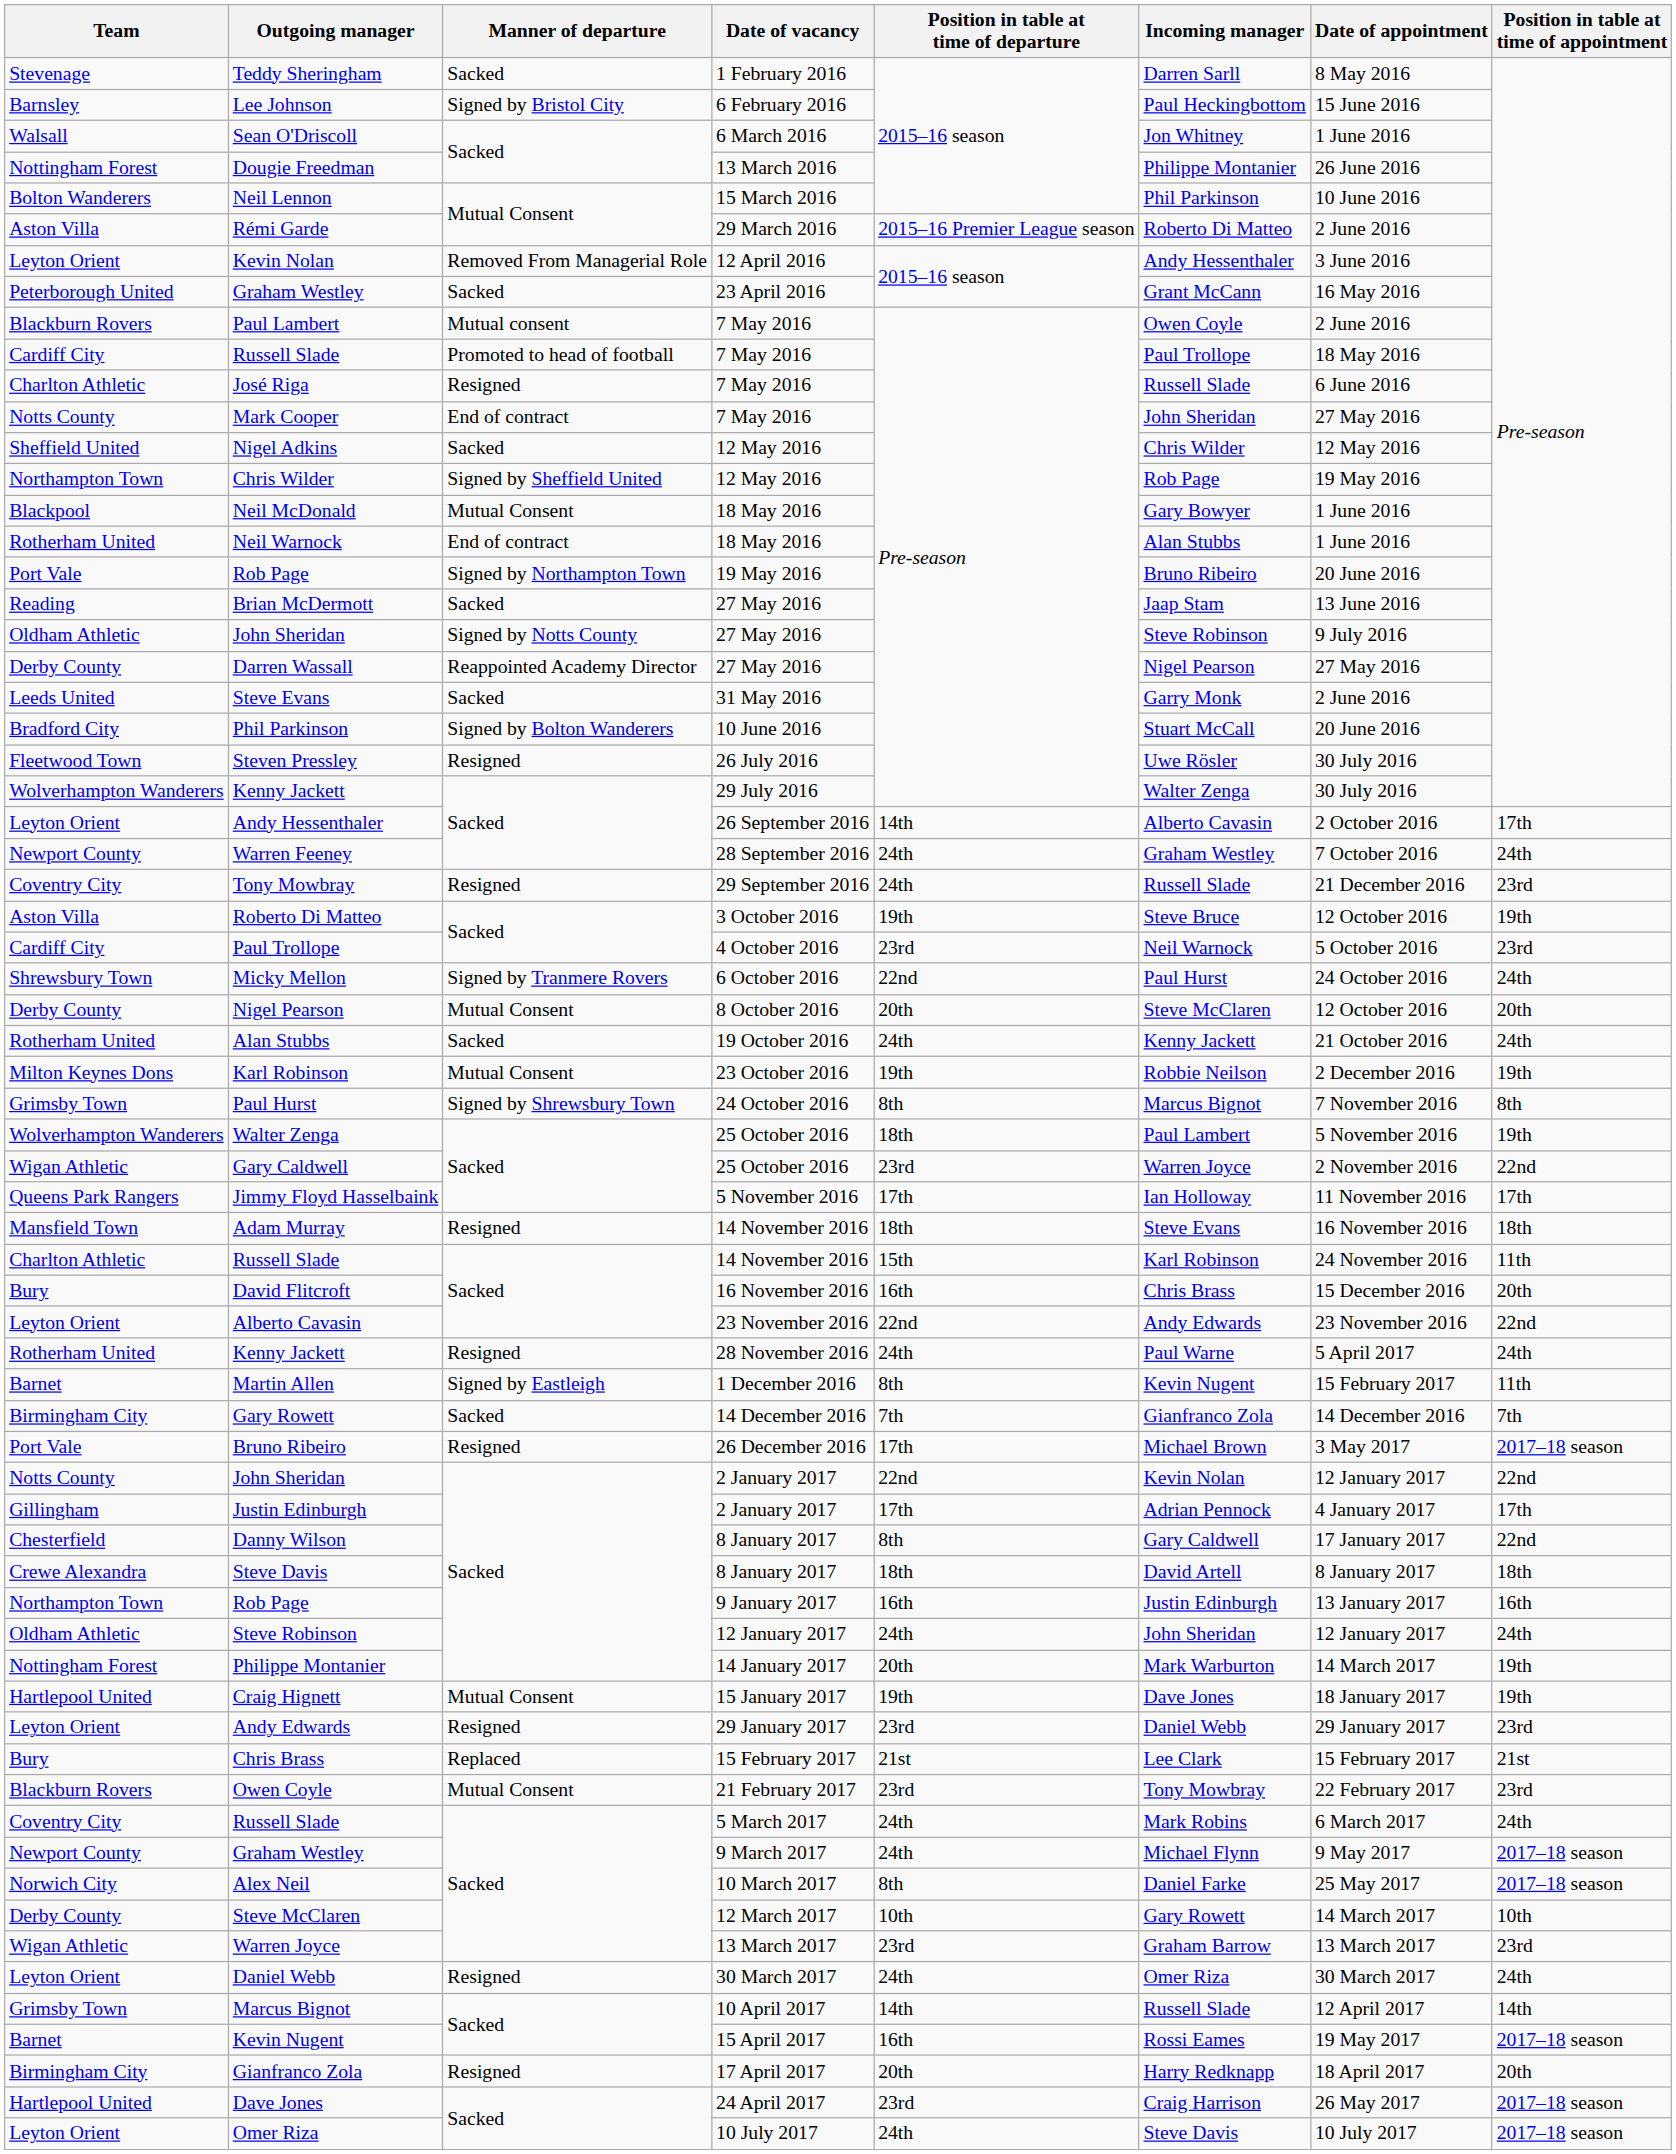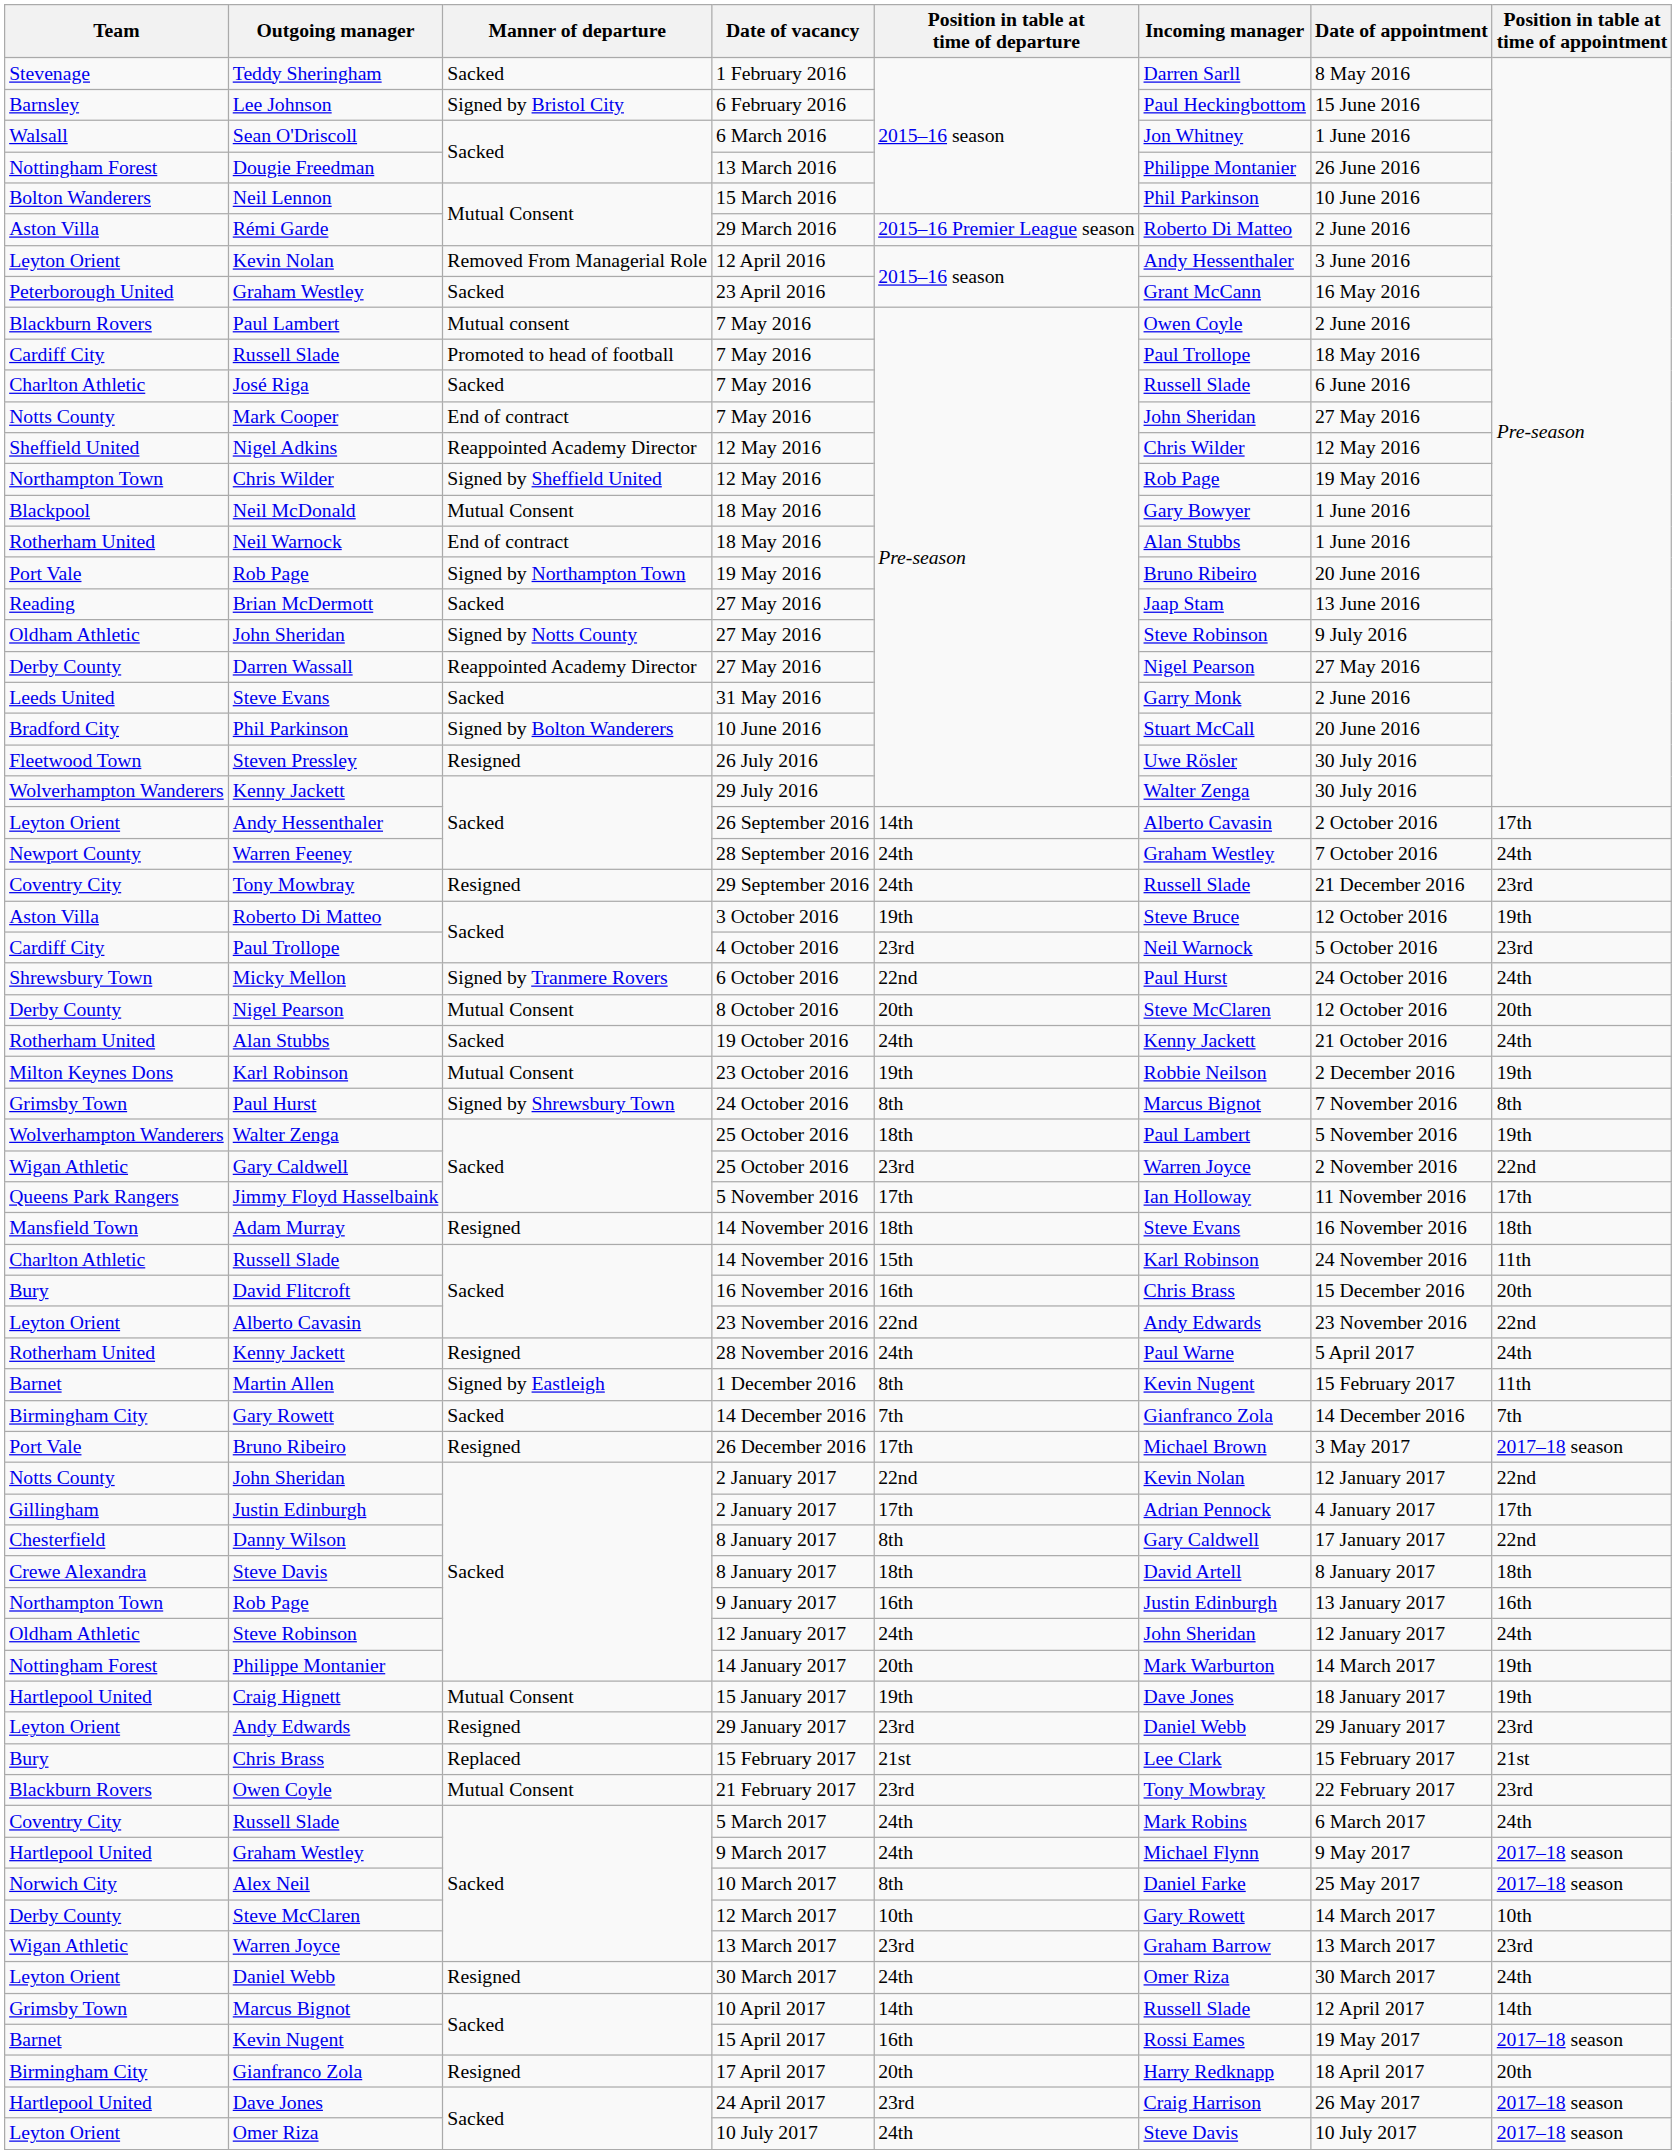(484, 385) Resigned -> (476, 385) Sacked
(476, 447) Sacked -> (572, 447) Reappointed Academy Director
(75, 1852) Newport County -> (80, 1852) Hartlepool United
